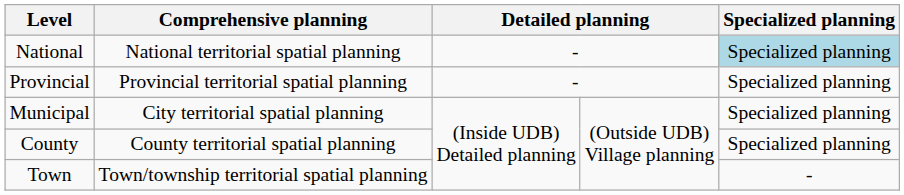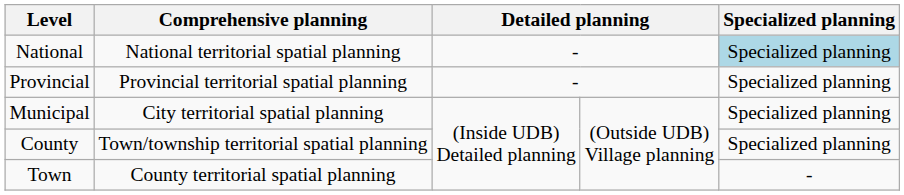(263, 143) County territorial spatial planning -> (263, 143) Town/township territorial spatial planning
(263, 174) Town/township territorial spatial planning -> (263, 174) County territorial spatial planning
